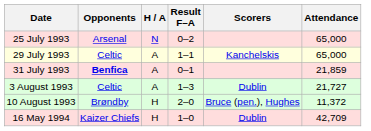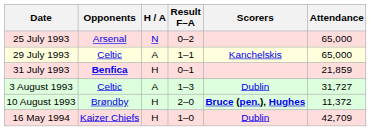(155, 70) A -> (155, 70) H
(331, 86) 21,727 -> (337, 86) 31,727
(253, 102) normal -> (255, 102) bold
